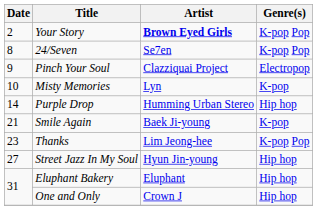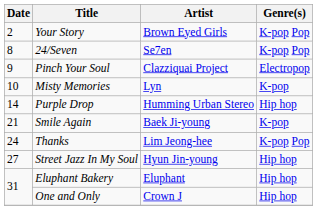(188, 31) bold -> (185, 31) normal
(13, 141) 23 -> (13, 141) 24
